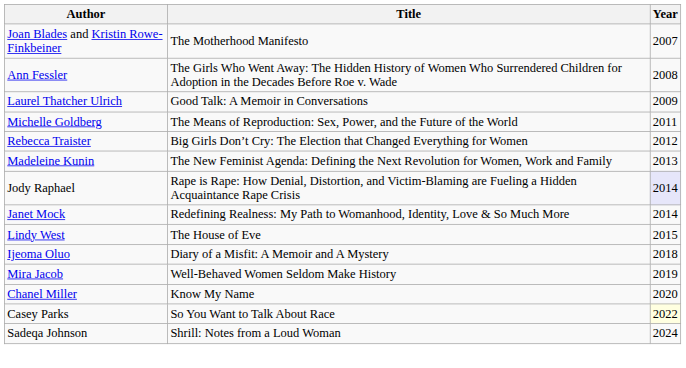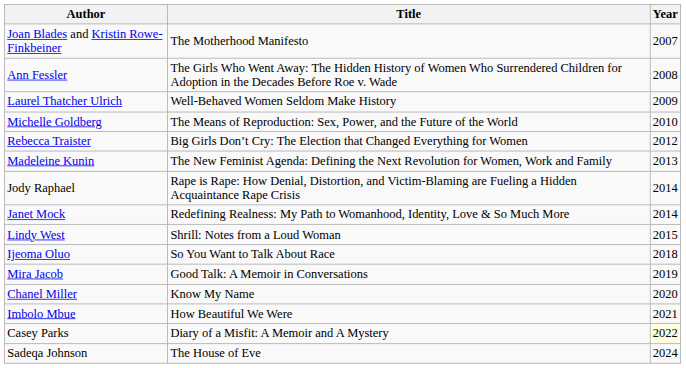(269, 101) Good Talk: A Memoir in Conversations -> (283, 101) Well-Behaved Women Seldom Make History
(665, 121) 2011 -> (665, 121) 2010
(665, 188) lavender background -> (665, 188) no background
(216, 234) The House of Eve -> (256, 234) Shrill: Notes from a Loud Woman
(280, 254) Diary of a Misfit: A Memoir and A Mystery -> (253, 254) So You Want to Talk About Race
(283, 274) Well-Behaved Women Seldom Make History -> (269, 274) Good Talk: A Memoir in Conversations
+ row: (41, 313)
(253, 313) So You Want to Talk About Race -> (280, 333) Diary of a Misfit: A Memoir and A Mystery
(256, 333) Shrill: Notes from a Loud Woman -> (216, 353) The House of Eve
